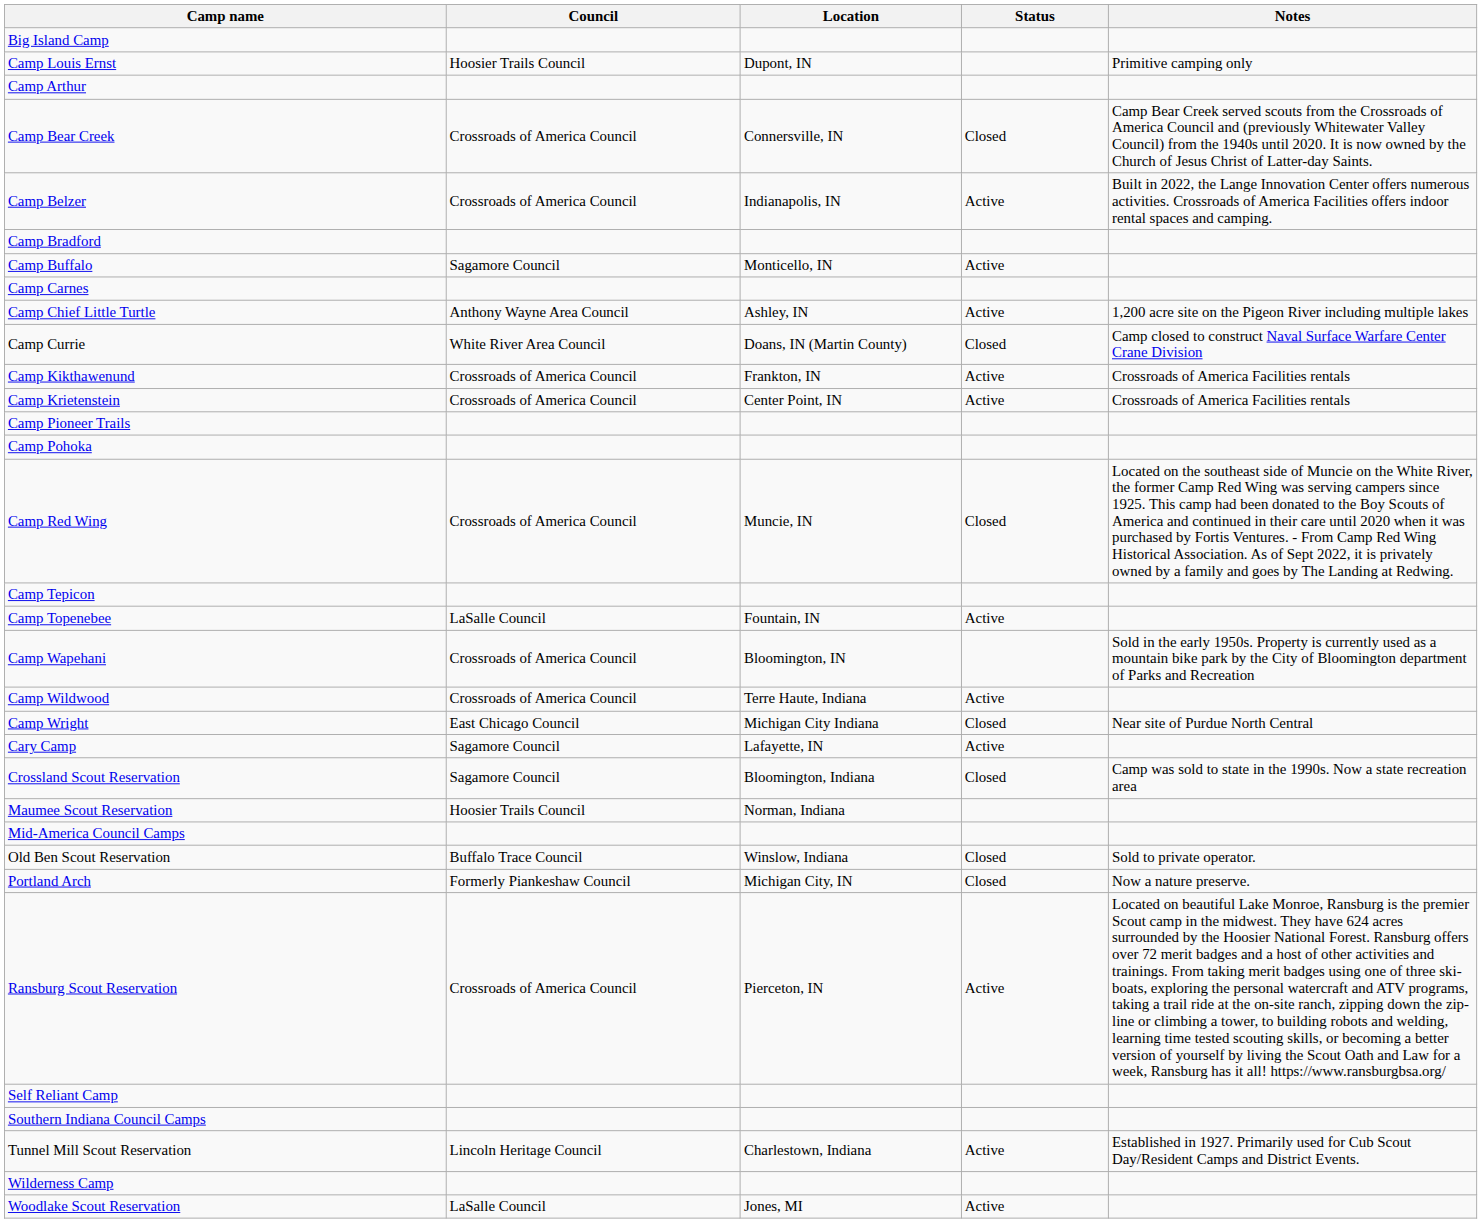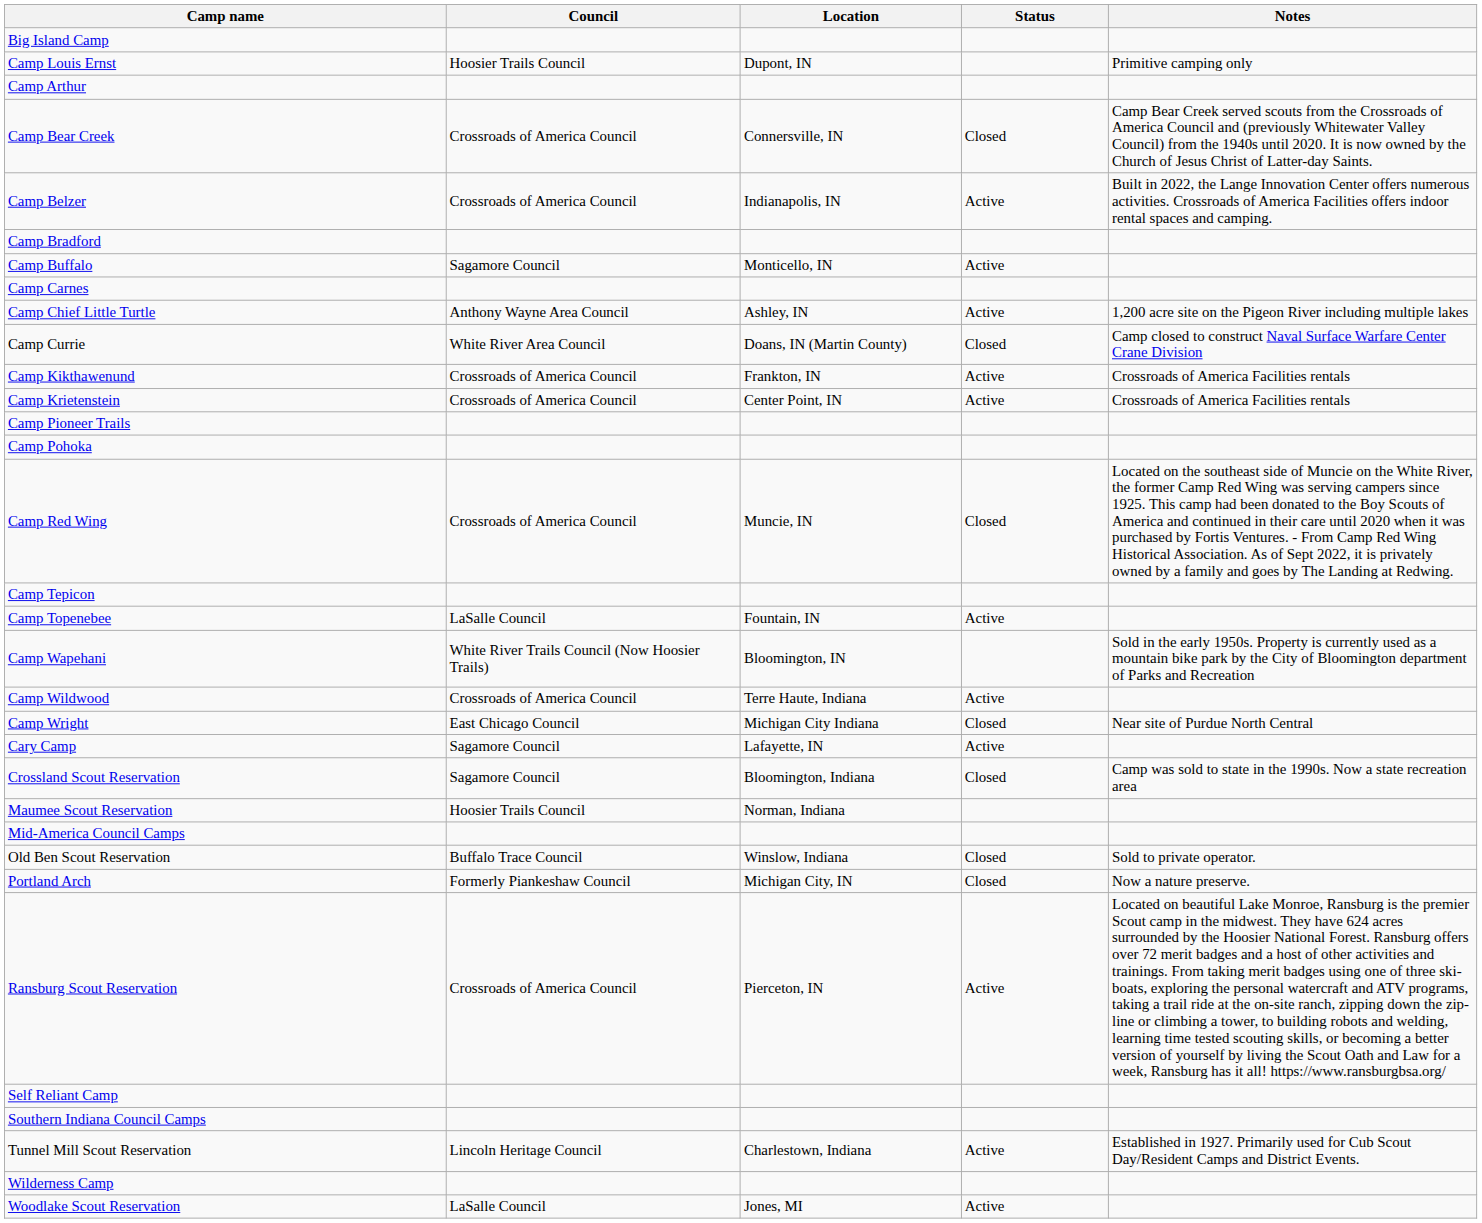(543, 658) Crossroads of America Council -> (575, 658) White River Trails Council (Now Hoosier Trails)
